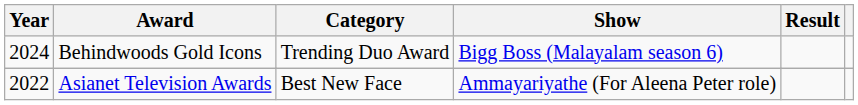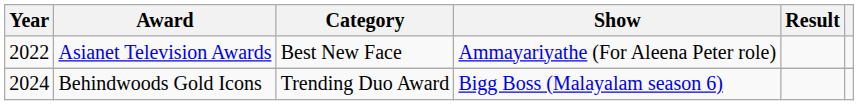rows swapped: (165, 83) <-> (160, 52)
